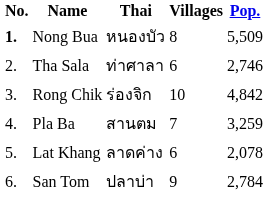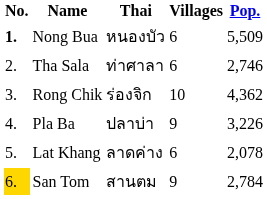(173, 36) 8 -> (173, 36) 6
(245, 94) 4,842 -> (245, 94) 4,362
(132, 124) สานตม -> (130, 124) ปลาบ่า
(173, 123) 7 -> (173, 123) 9
(245, 123) 3,259 -> (245, 123) 3,226
(11, 181) no background -> (11, 181) gold background
(130, 182) ปลาบ่า -> (132, 182) สานตม
